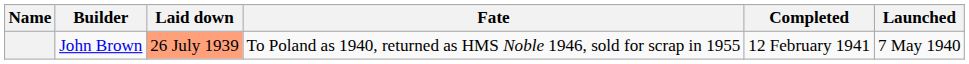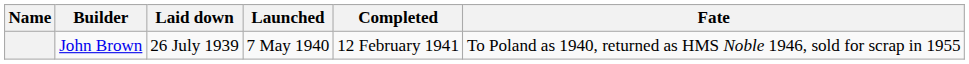columns swapped: (919, 18) <-> (494, 18)
(195, 45) lightsalmon background -> (195, 45) no background
